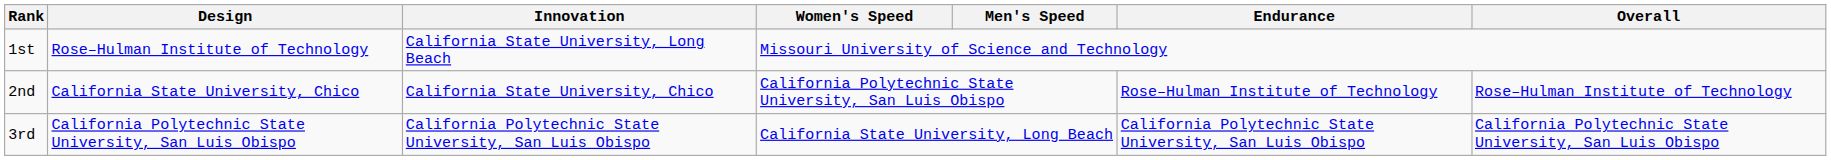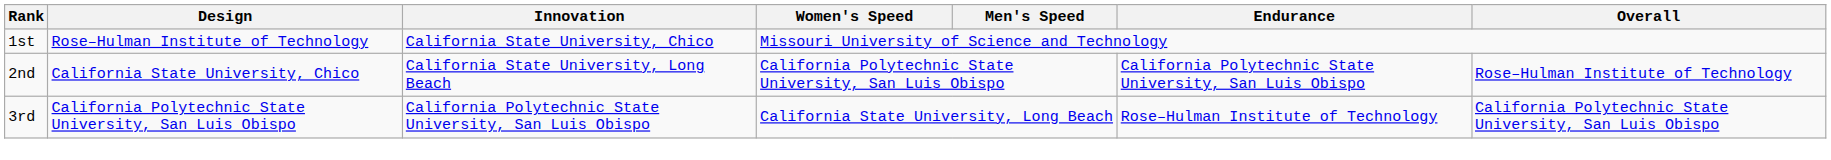(555, 50) California State University, Long Beach -> (560, 41) California State University, Chico
(560, 92) California State University, Chico -> (555, 75) California State University, Long Beach
(1279, 92) Rose–Hulman Institute of Technology -> (1247, 75) California Polytechnic State University, San Luis Obispo
(1247, 134) California Polytechnic State University, San Luis Obispo -> (1279, 117) Rose–Hulman Institute of Technology
